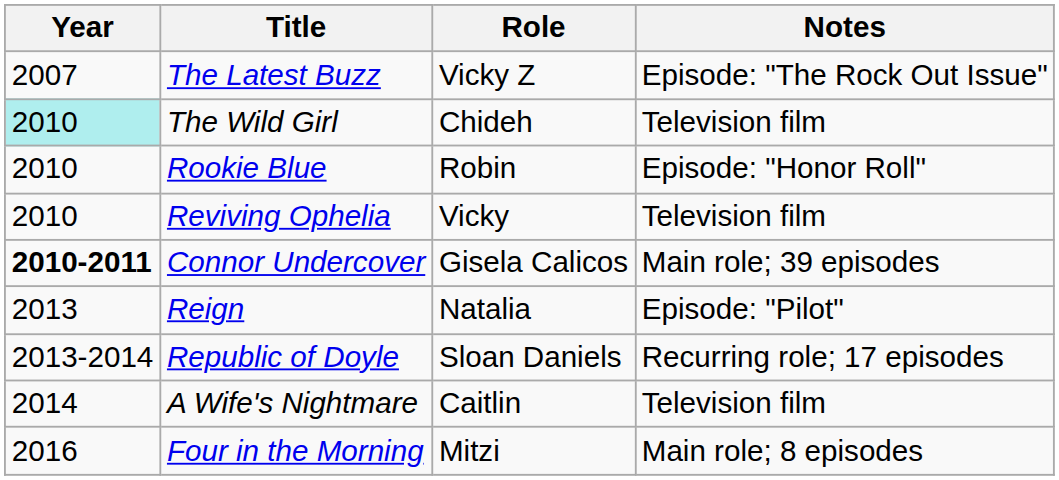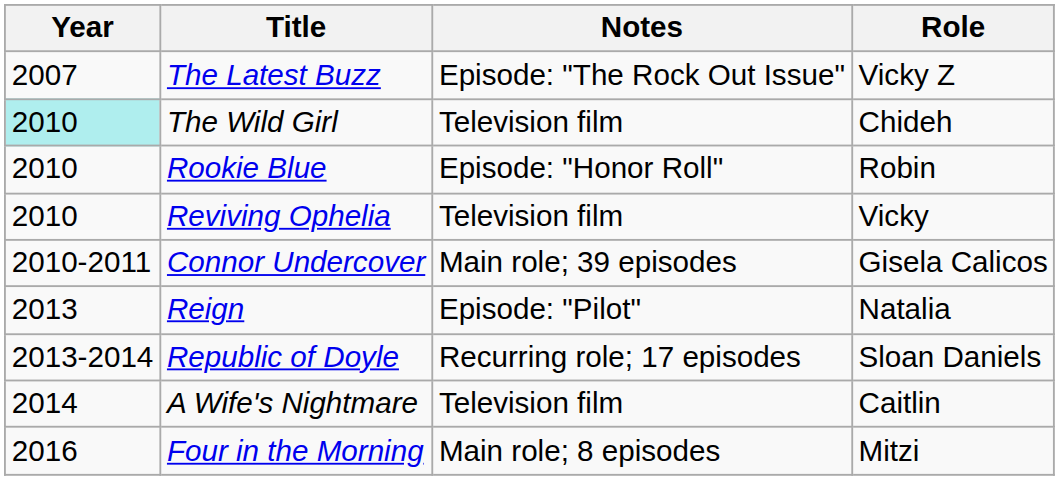columns swapped: (533, 27) <-> (845, 27)
(82, 262) bold -> (81, 262) normal
